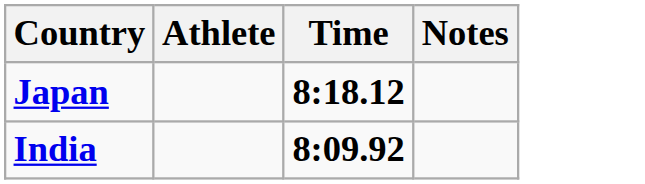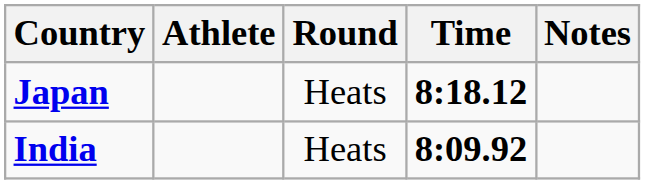+ column: (345, 33)
